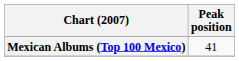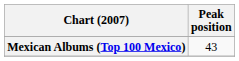(211, 46) 41 -> (211, 46) 43
